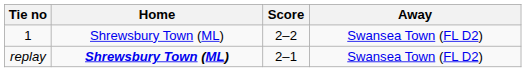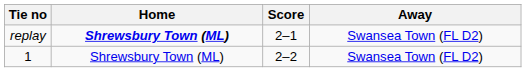rows swapped: (28, 35) <-> (28, 56)
